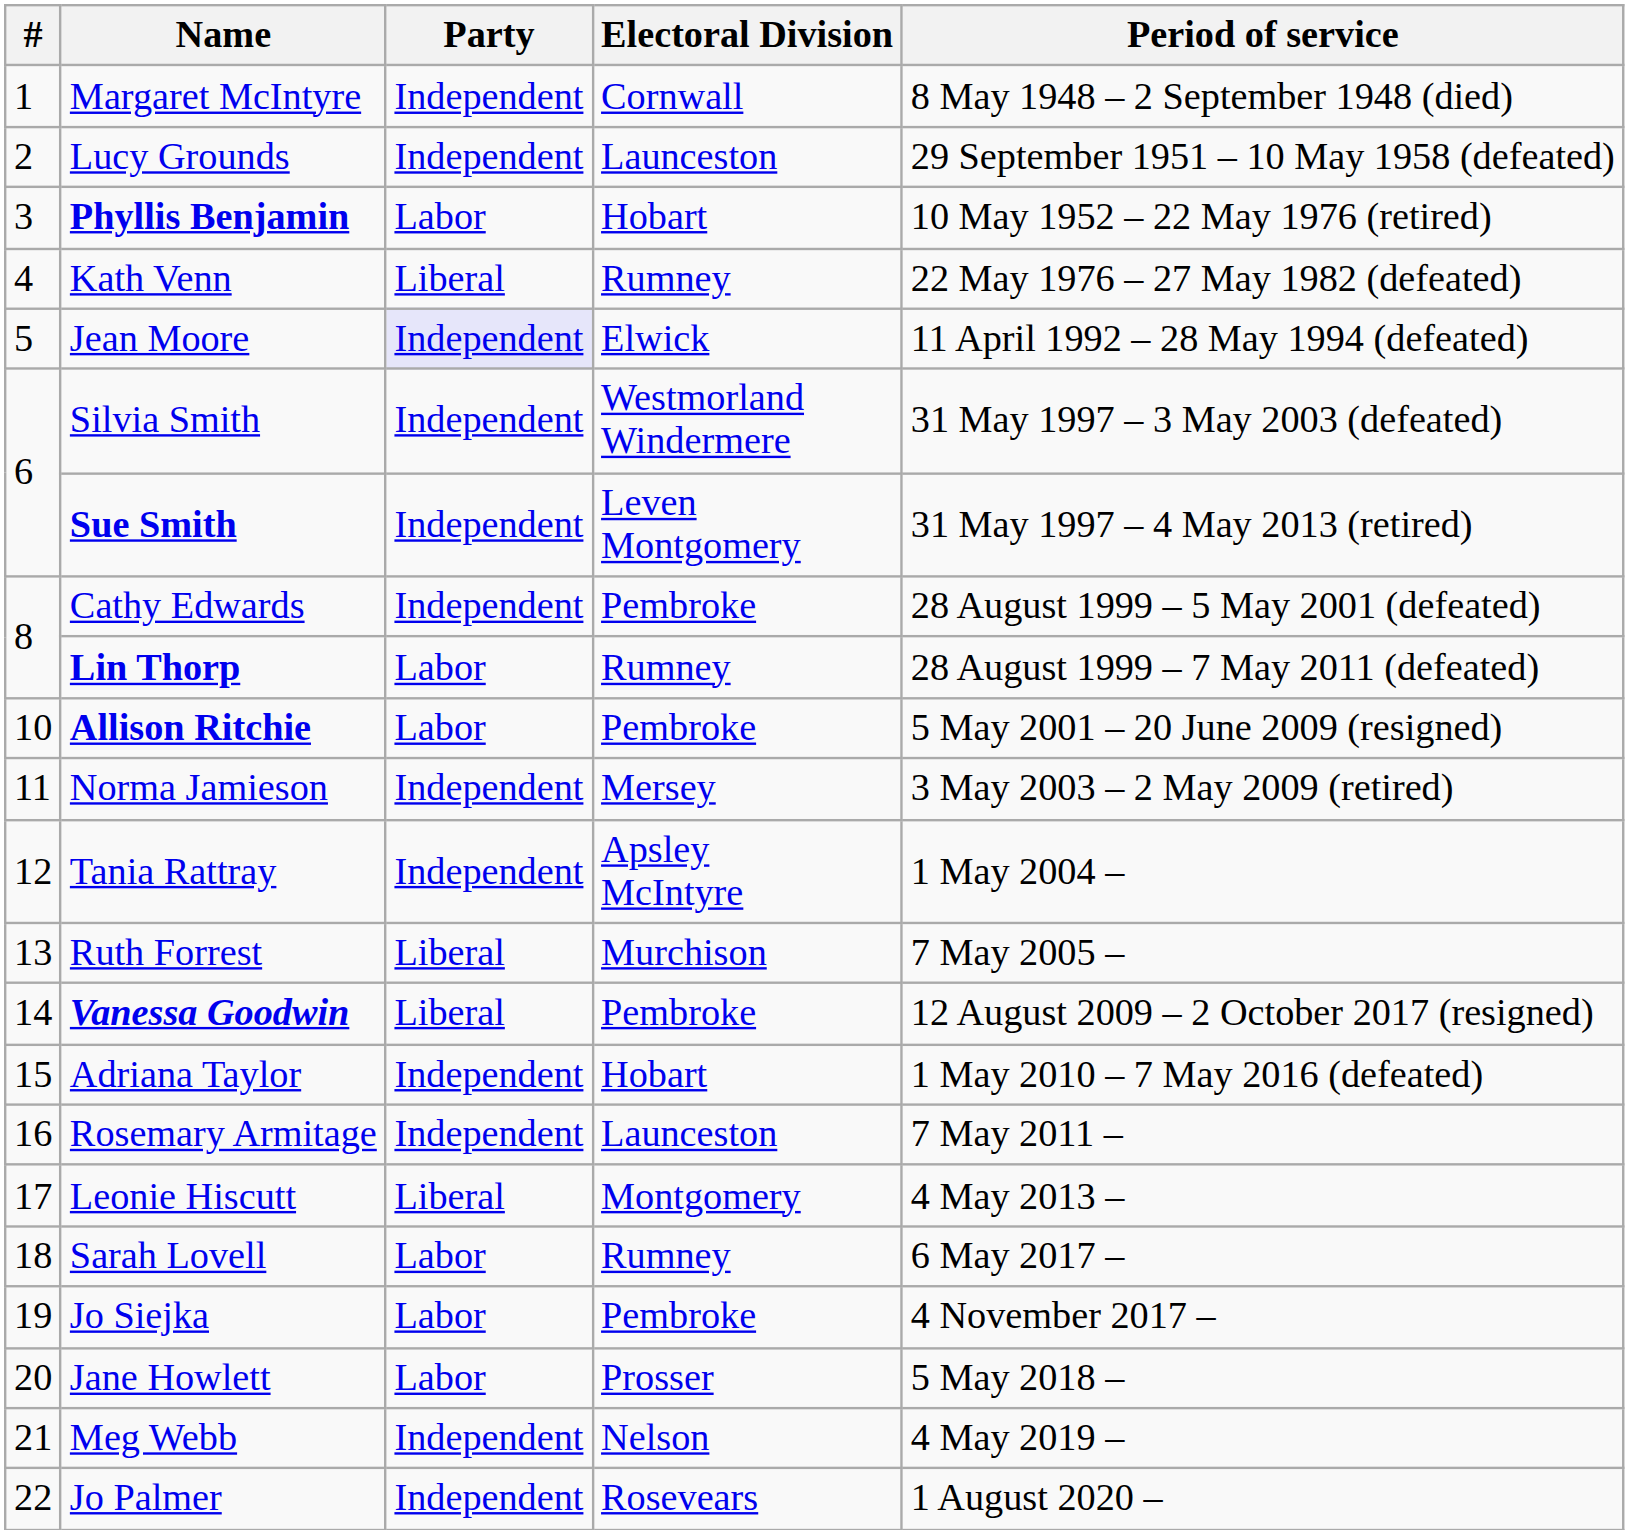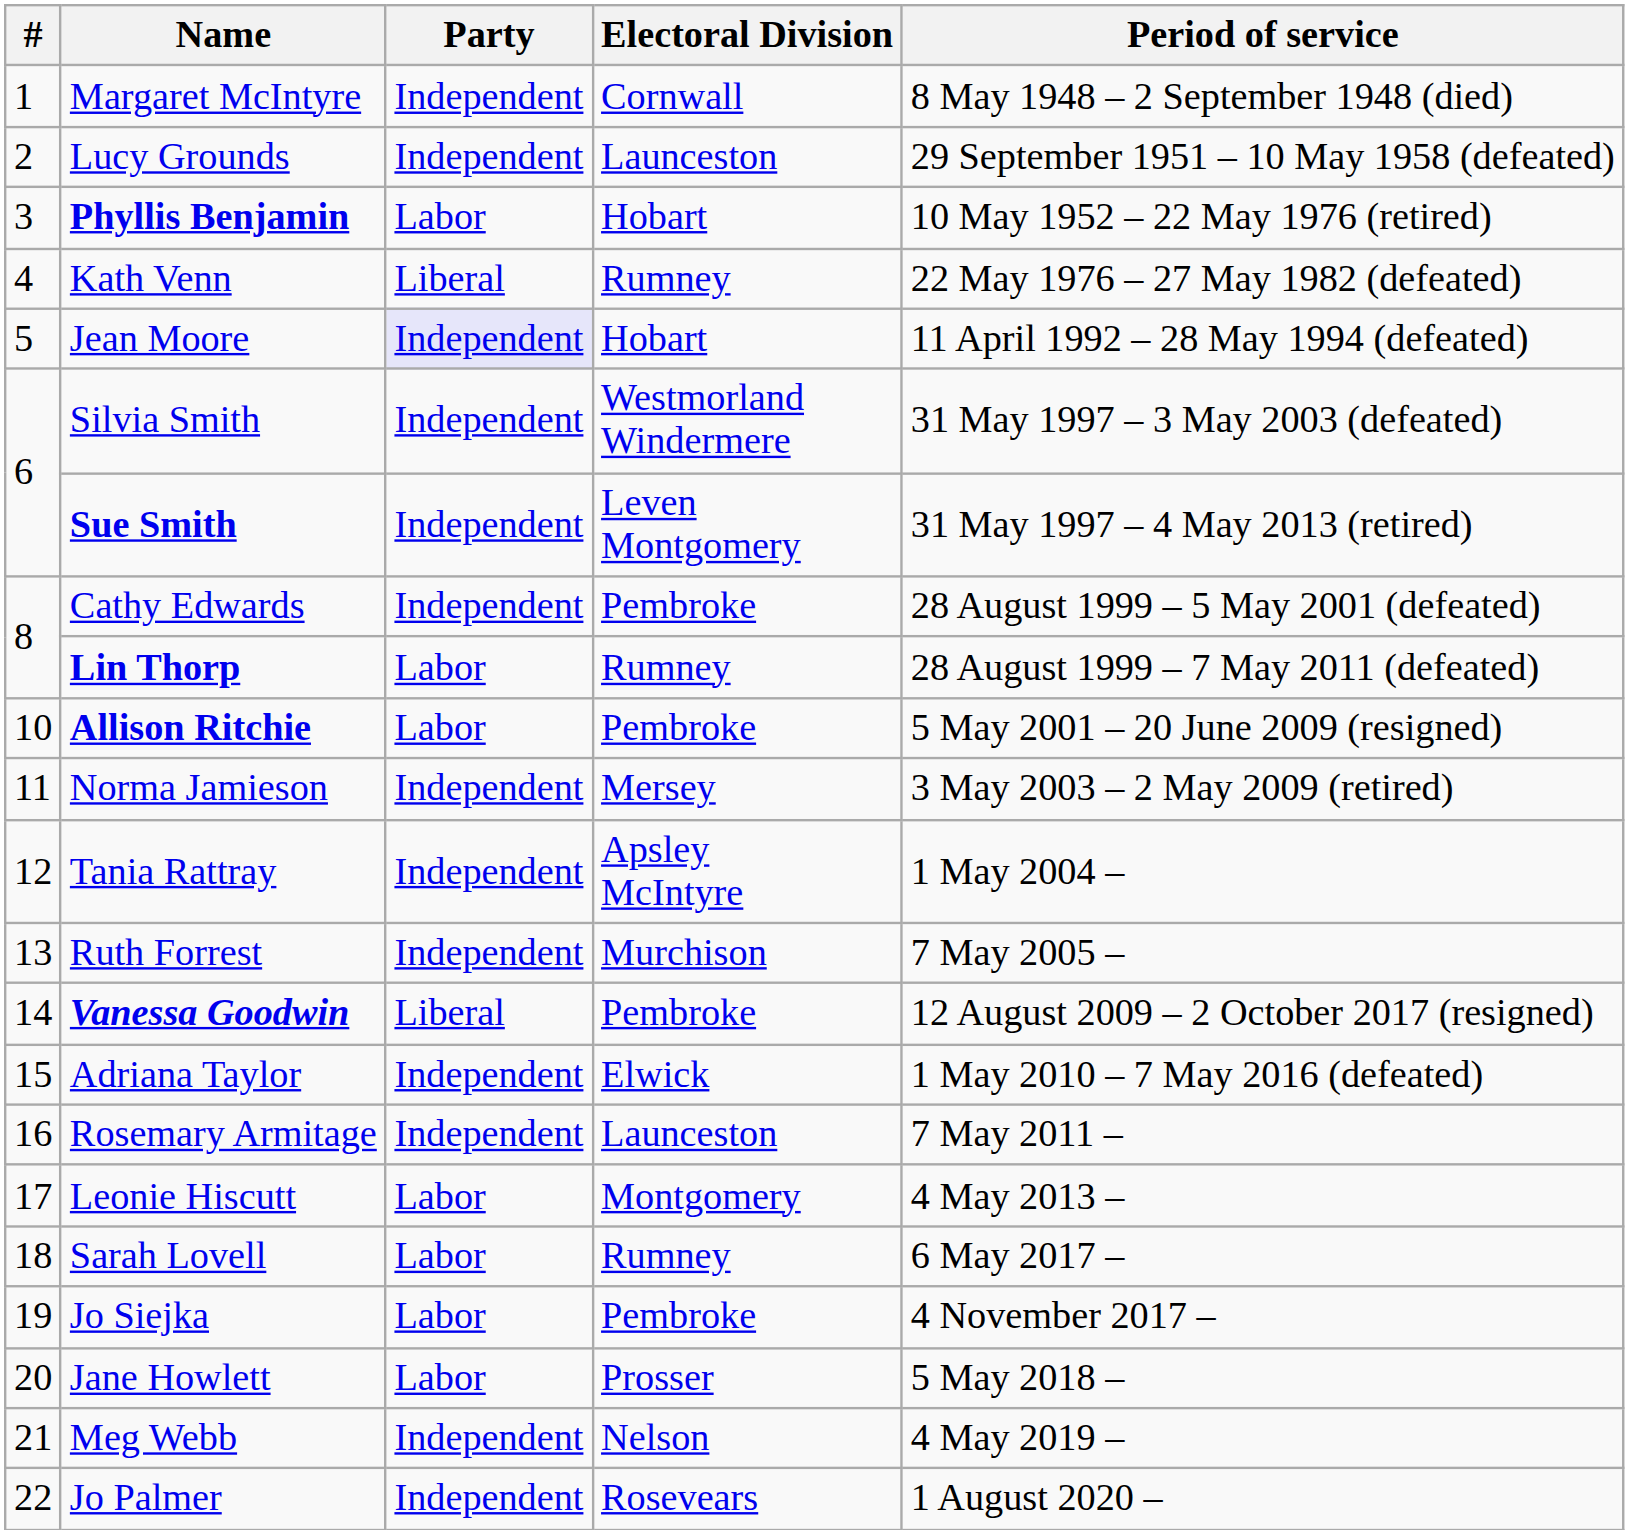(655, 338) Elwick -> (654, 338) Hobart
(450, 952) Liberal -> (489, 952) Independent
(654, 1073) Hobart -> (655, 1073) Elwick
(450, 1194) Liberal -> (440, 1194) Labor
